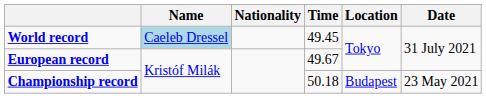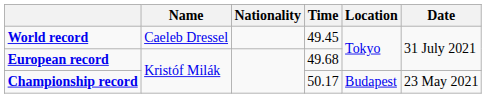(186, 37) lightblue background -> (186, 37) no background
(323, 59) 49.67 -> (323, 59) 49.68
(323, 81) 50.18 -> (323, 81) 50.17
